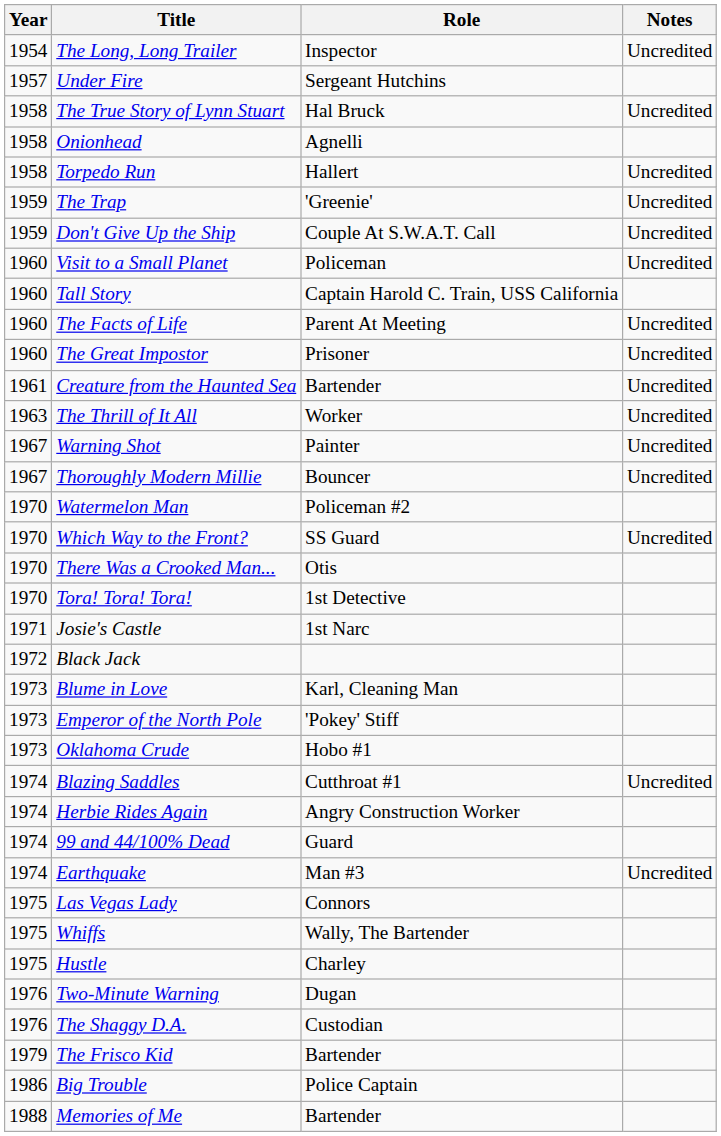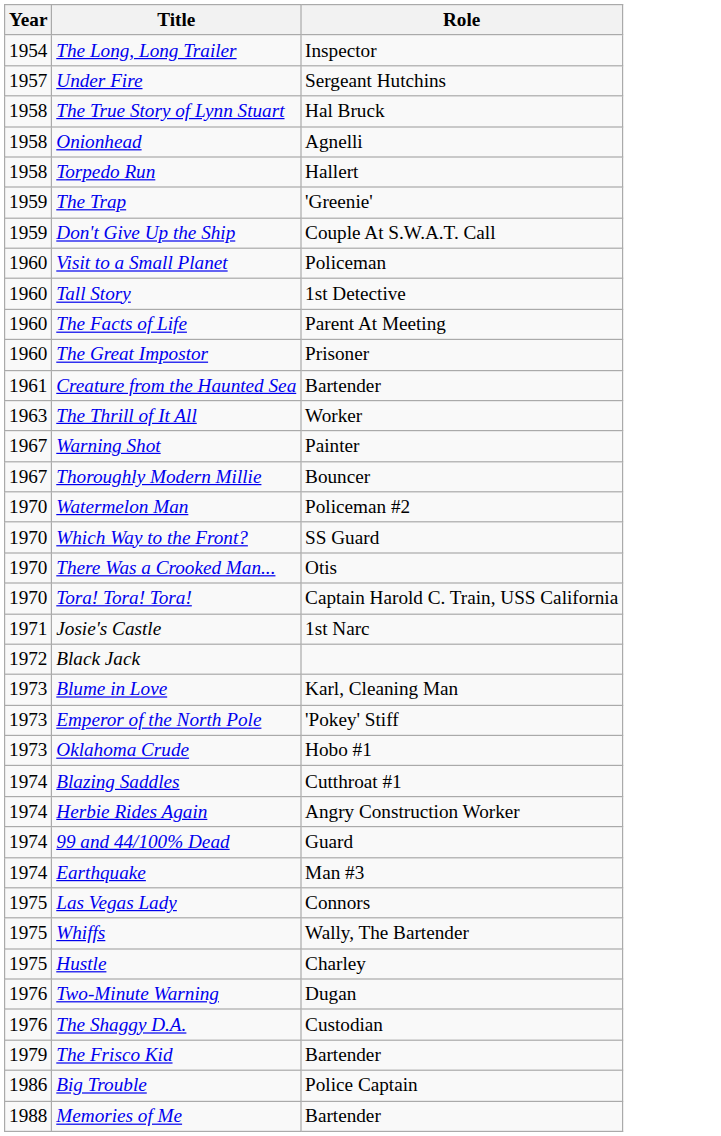- column: (670, 19)
(462, 293) Captain Harold C. Train, USS California -> (355, 293) 1st Detective
(355, 598) 1st Detective -> (462, 598) Captain Harold C. Train, USS California
